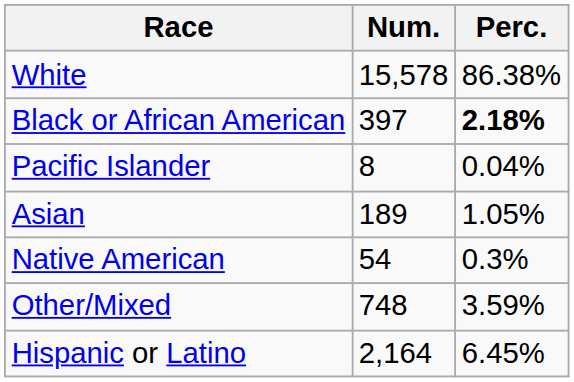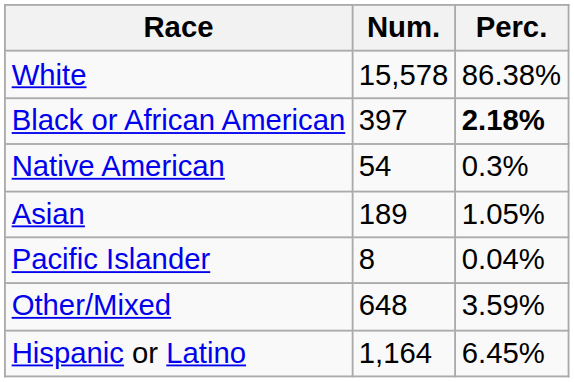rows swapped: (118, 259) <-> (111, 167)
(383, 306) 748 -> (383, 306) 648
(395, 352) 2,164 -> (395, 352) 1,164
